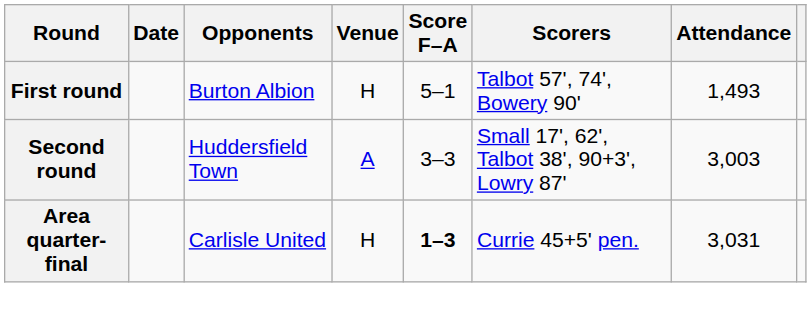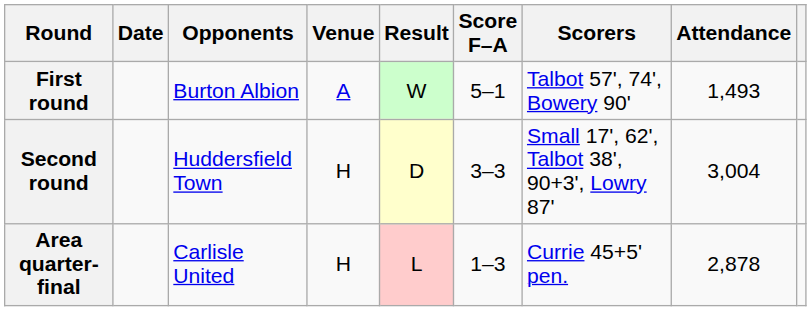+ column: (417, 33)
(368, 90) H -> (343, 90) A
(368, 159) A -> (343, 171) H
(734, 159) 3,003 -> (734, 171) 3,004
(438, 240) bold -> (488, 264) normal
(734, 240) 3,031 -> (734, 264) 2,878
